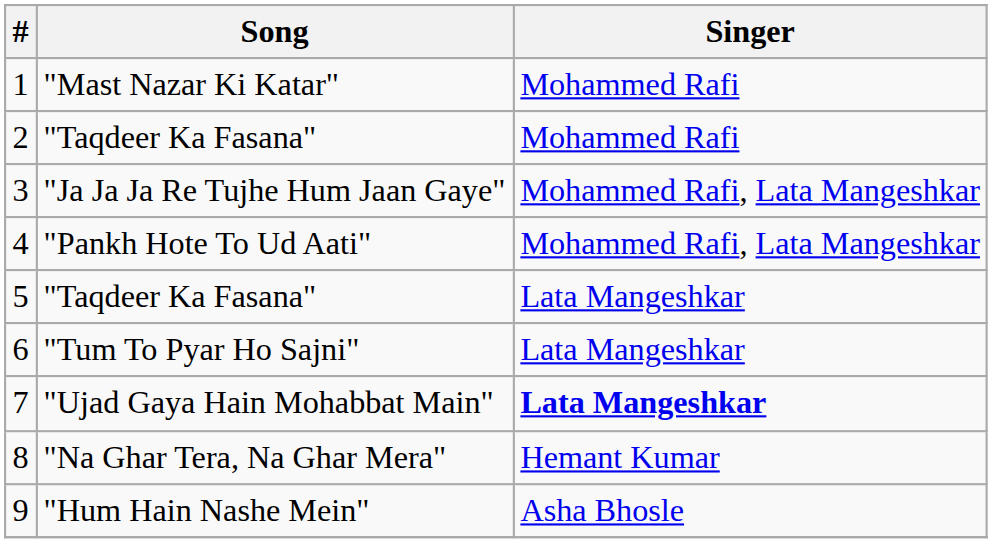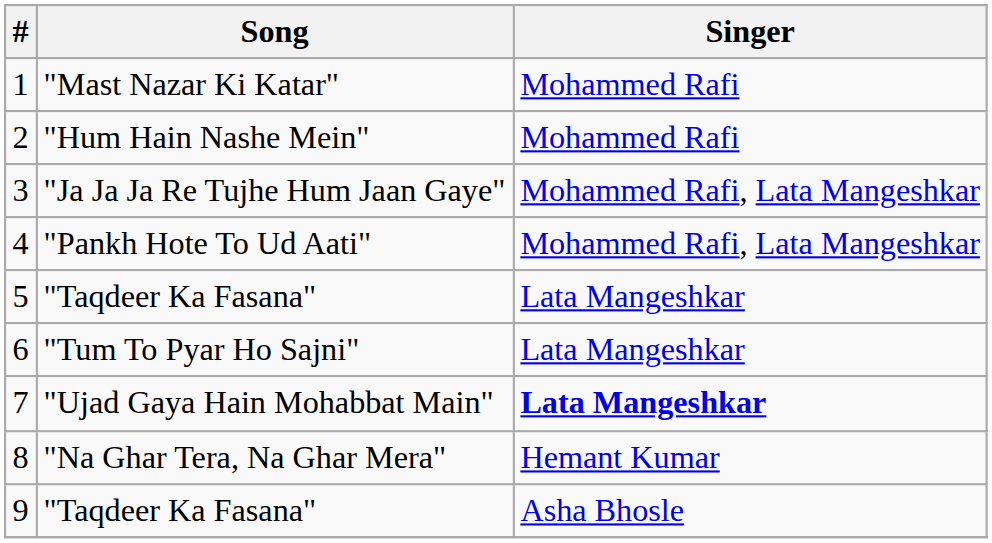(180, 137) "Taqdeer Ka Fasana" -> (207, 137) "Hum Hain Nashe Mein"
(207, 509) "Hum Hain Nashe Mein" -> (180, 509) "Taqdeer Ka Fasana"
